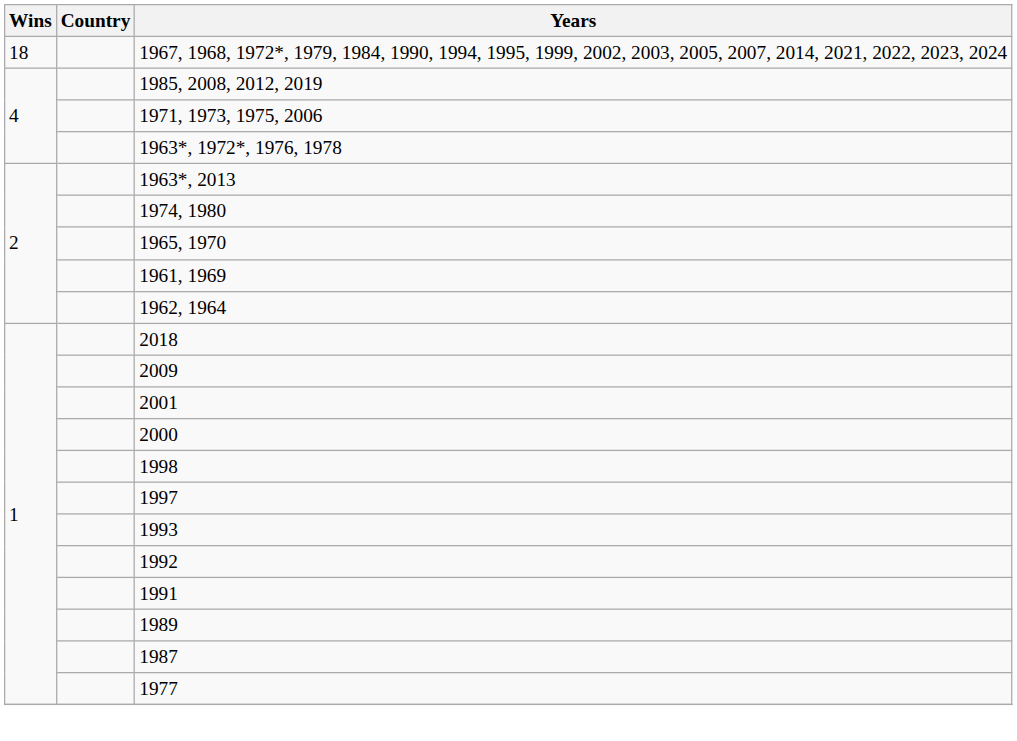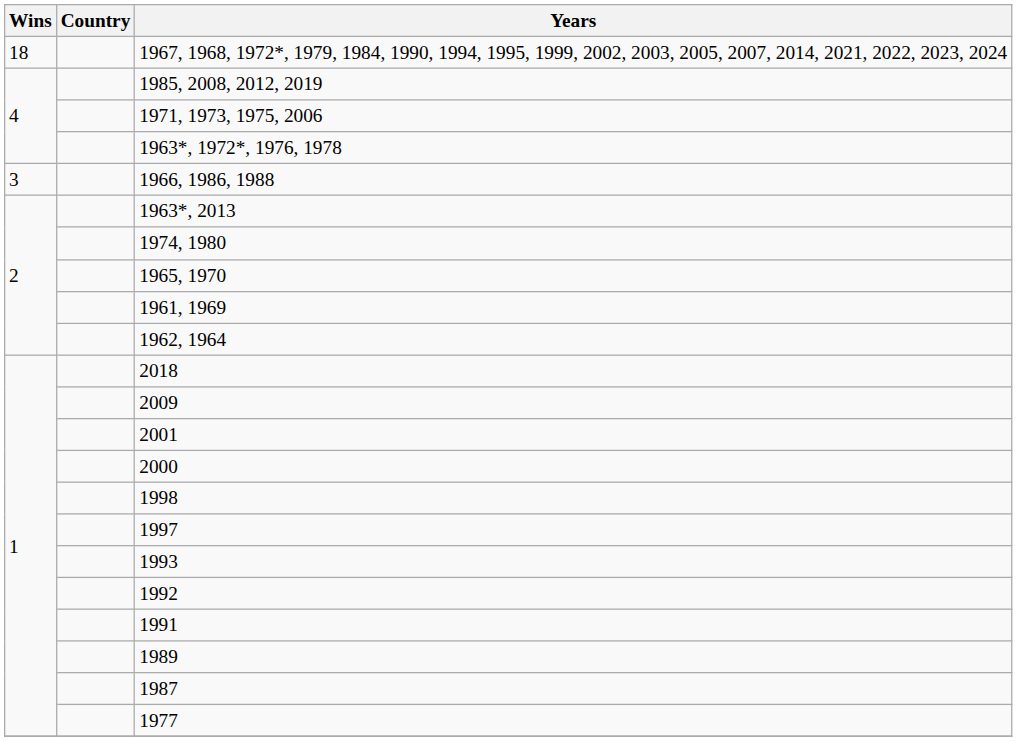+ row: (207, 179)
